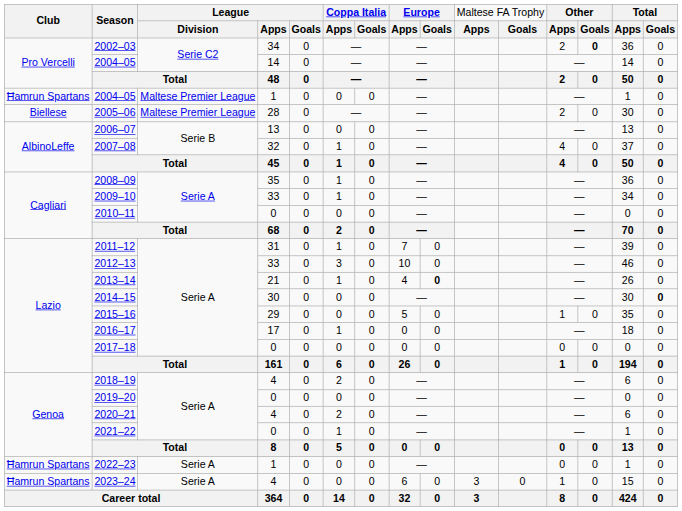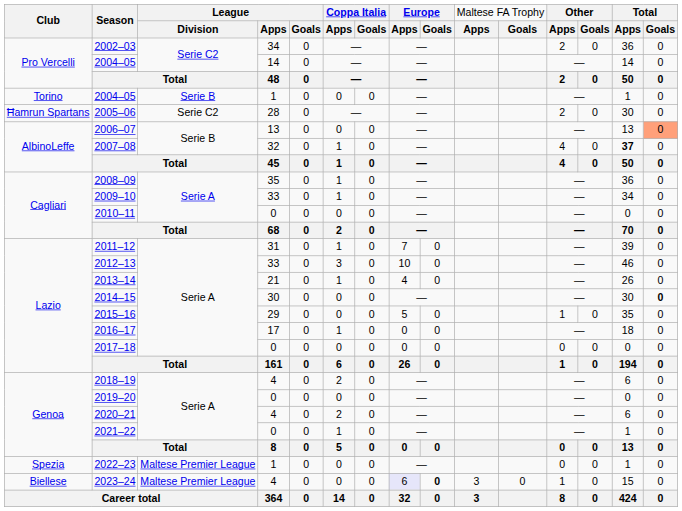(595, 46) bold -> (595, 46) normal
(48, 96) Ħamrun Spartans -> (48, 96) Torino
(198, 96) Maltese Premier League -> (198, 96) Serie B
(48, 113) Biellese -> (48, 113) Ħamrun Spartans
(198, 113) Maltese Premier League -> (198, 113) Serie C2
(660, 130) no background -> (660, 130) lightsalmon background
(628, 146) normal -> (628, 146) bold
(437, 280) bold -> (437, 280) normal
(48, 465) Ħamrun Spartans -> (48, 465) Spezia
(198, 465) Serie A -> (198, 465) Maltese Premier League
(48, 481) Ħamrun Spartans -> (48, 481) Biellese
(198, 481) Serie A -> (198, 481) Maltese Premier League
(404, 481) no background -> (404, 481) lavender background
(437, 481) normal -> (437, 481) bold
